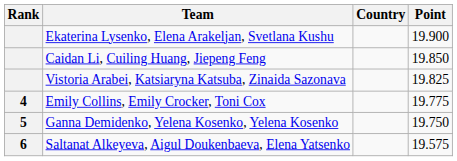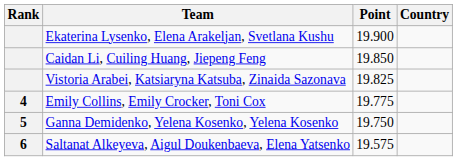columns swapped: (381, 15) <-> (430, 15)
